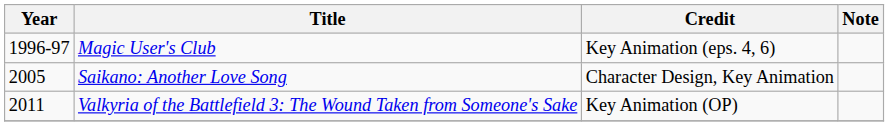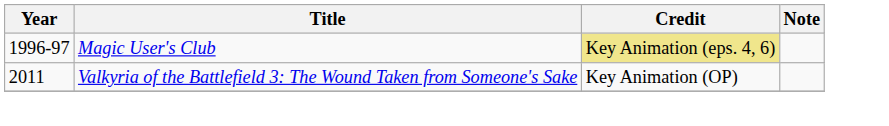(680, 47) no background -> (680, 47) khaki background
- row: (182, 76)
